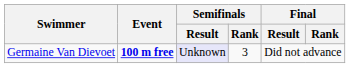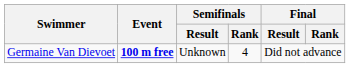(202, 53) lavender background -> (202, 53) no background
(245, 53) 3 -> (245, 53) 4
